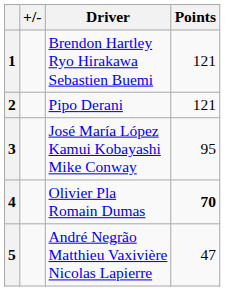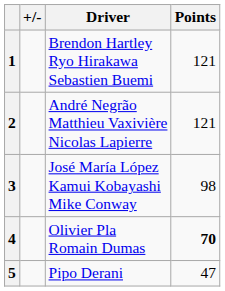(86, 105) Pipo Derani -> (108, 123) André Negrão Matthieu Vaxivière Nicolas Lapierre
(208, 149) 95 -> (208, 185) 98
(108, 255) André Negrão Matthieu Vaxivière Nicolas Lapierre -> (86, 273) Pipo Derani
